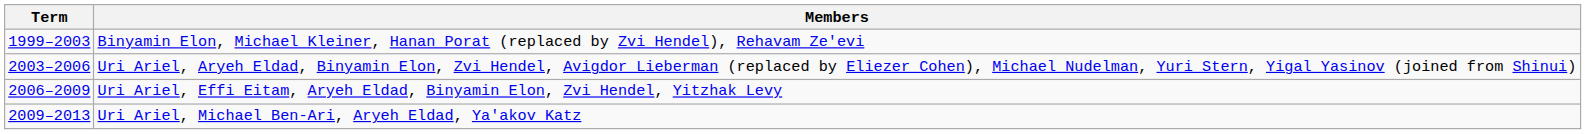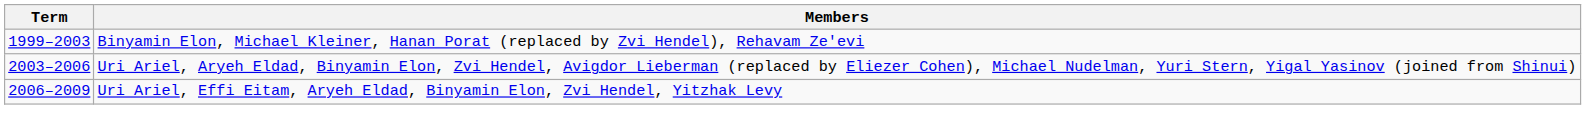- row: (340, 116)
